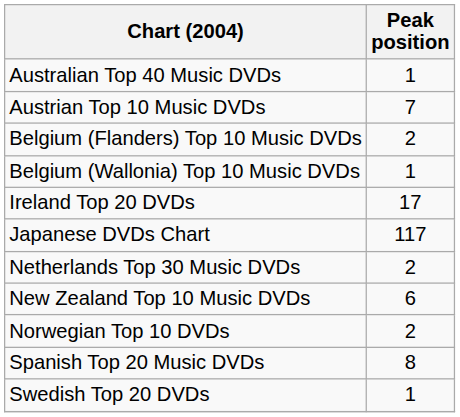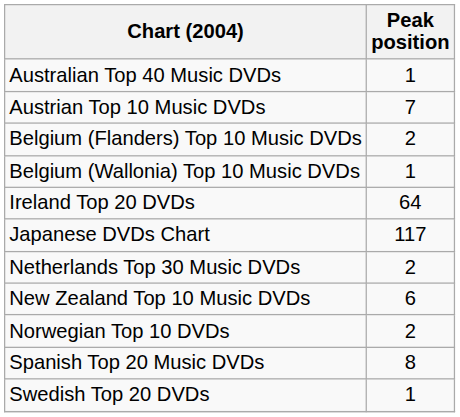(410, 203) 17 -> (410, 203) 64
